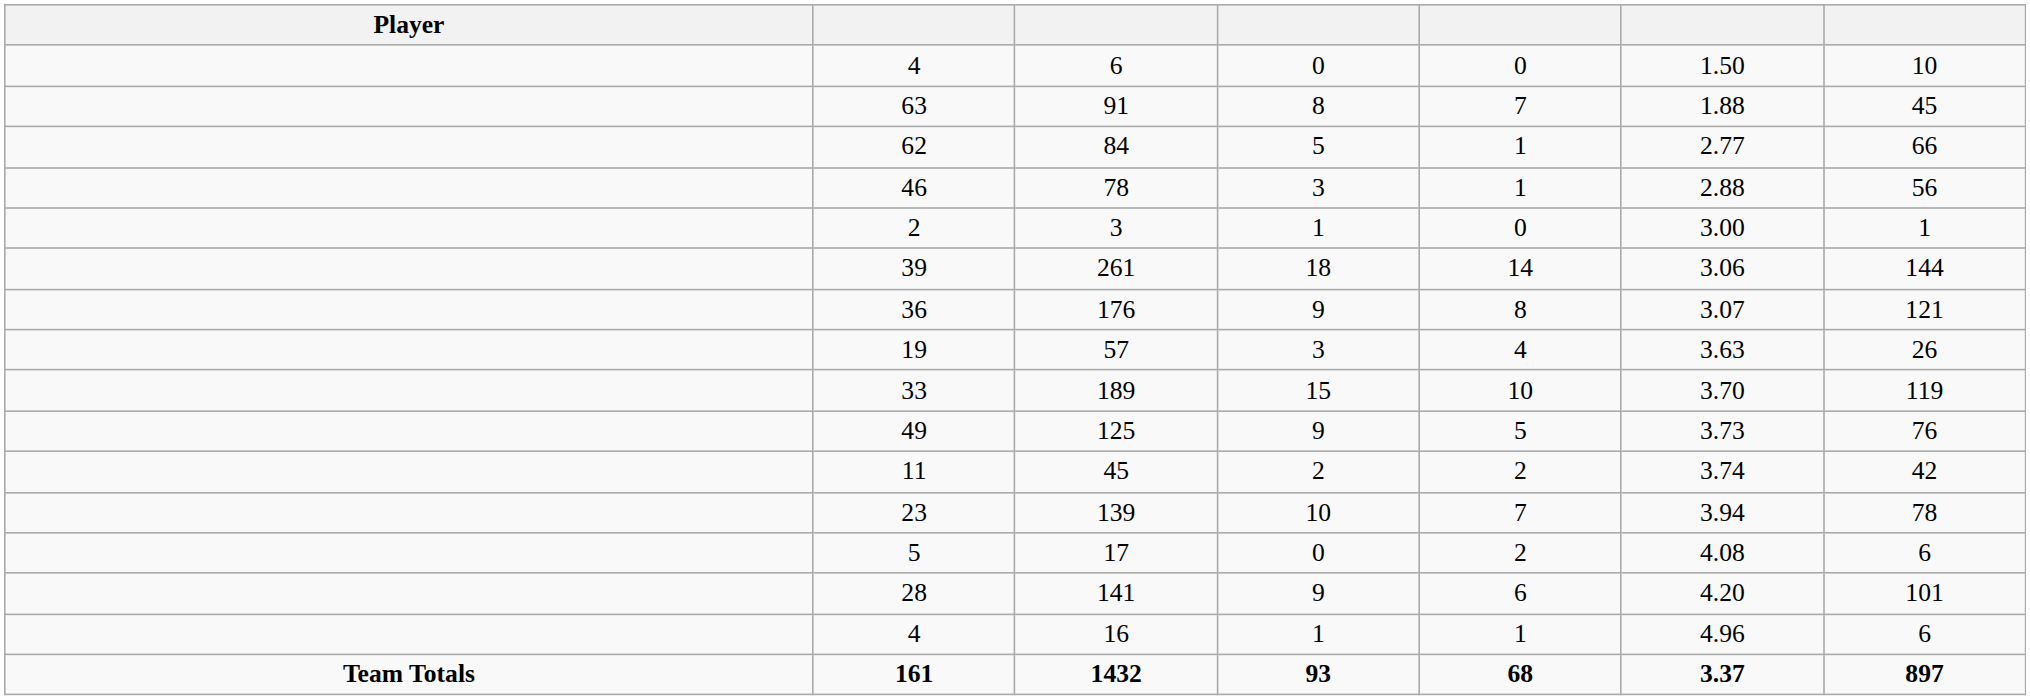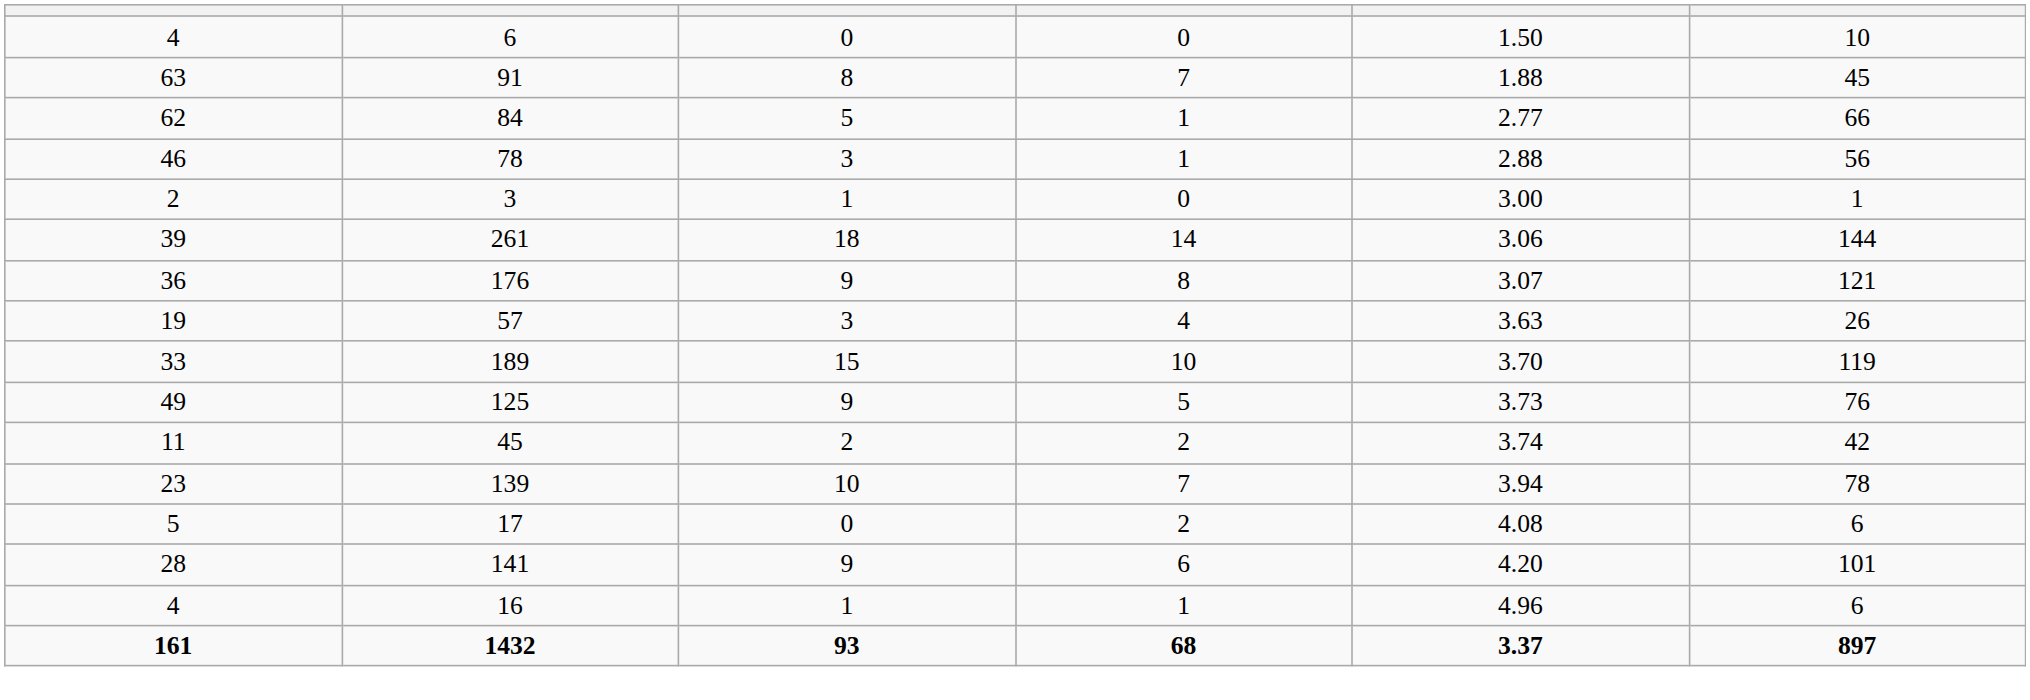- column: (409, 24)
